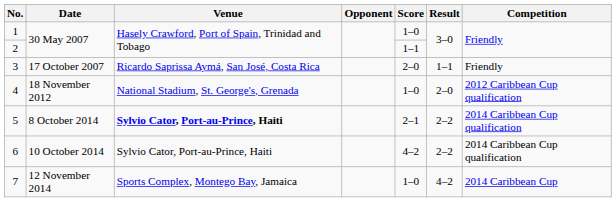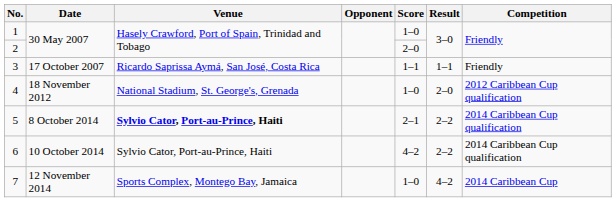(411, 48) 1–1 -> (411, 48) 2–0
(411, 66) 2–0 -> (411, 66) 1–1
